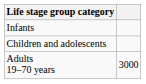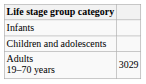(129, 65) 3000 -> (129, 65) 3029
